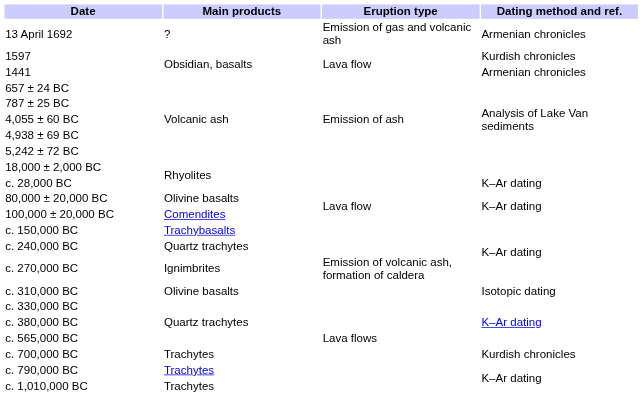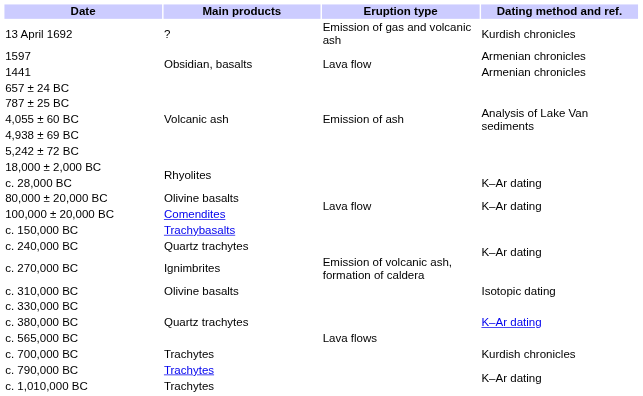(534, 34) Armenian chronicles -> (529, 34) Kurdish chronicles
(529, 56) Kurdish chronicles -> (534, 56) Armenian chronicles
